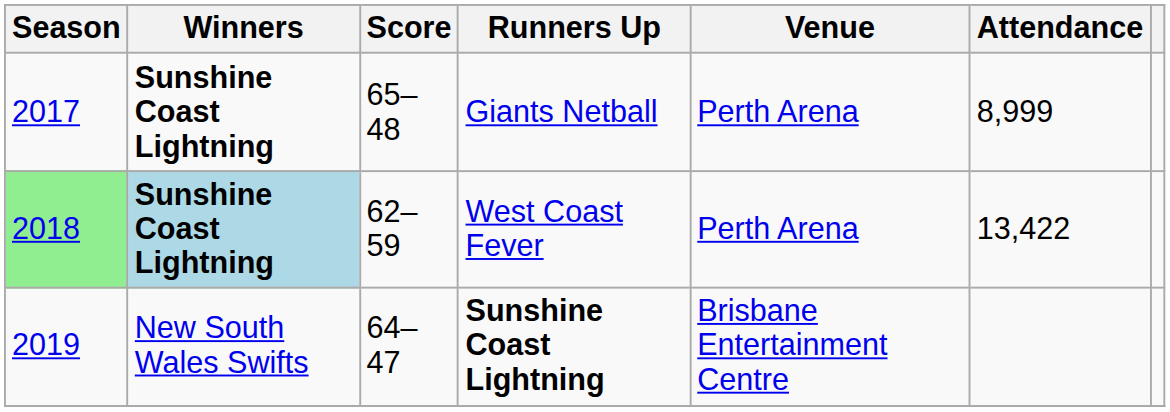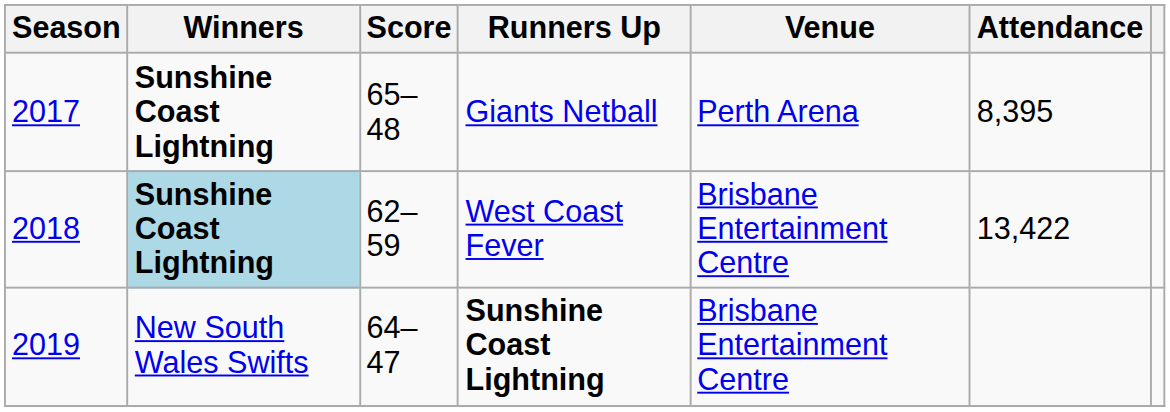(1015, 111) 8,999 -> (1015, 111) 8,395
(46, 228) lightgreen background -> (46, 228) no background
(778, 228) Perth Arena -> (792, 228) Brisbane Entertainment Centre
